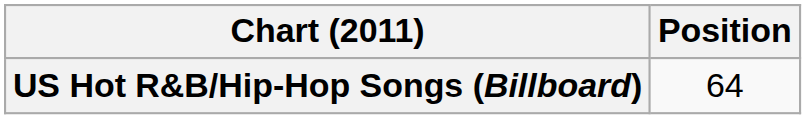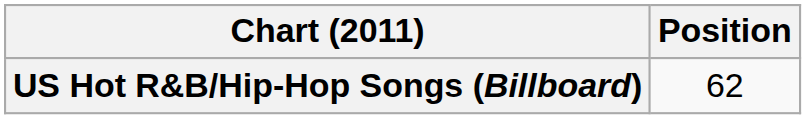(725, 85) 64 -> (725, 85) 62
